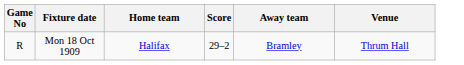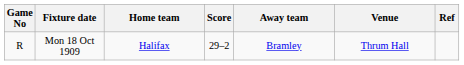+ column: (447, 18)
